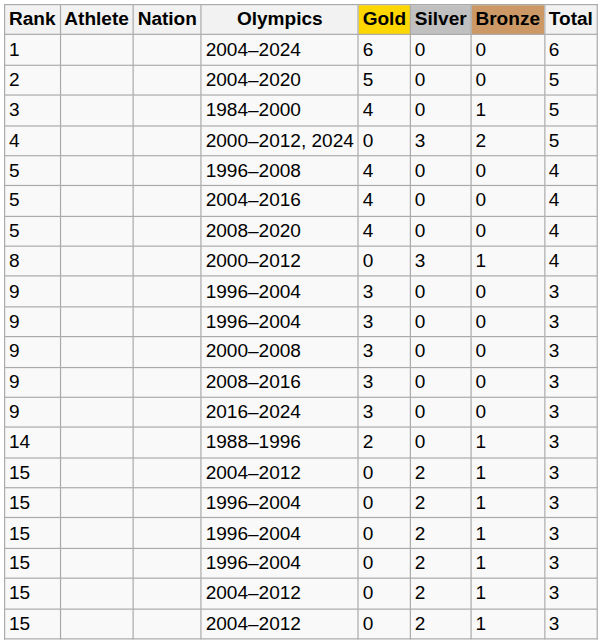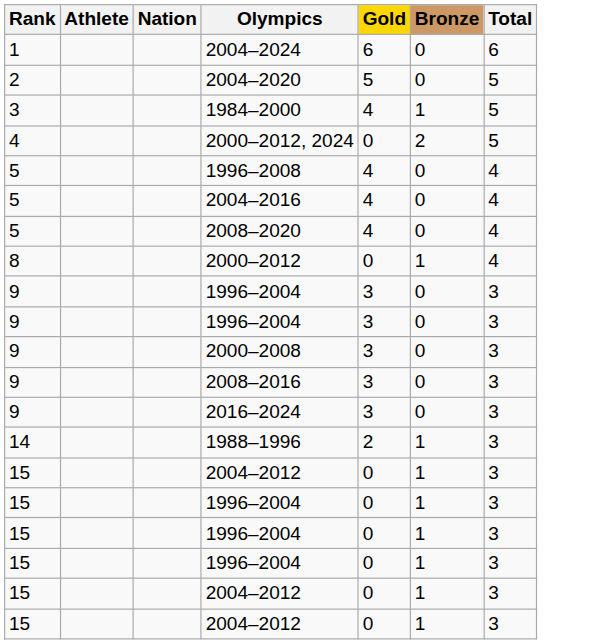- column: (441, 19)
